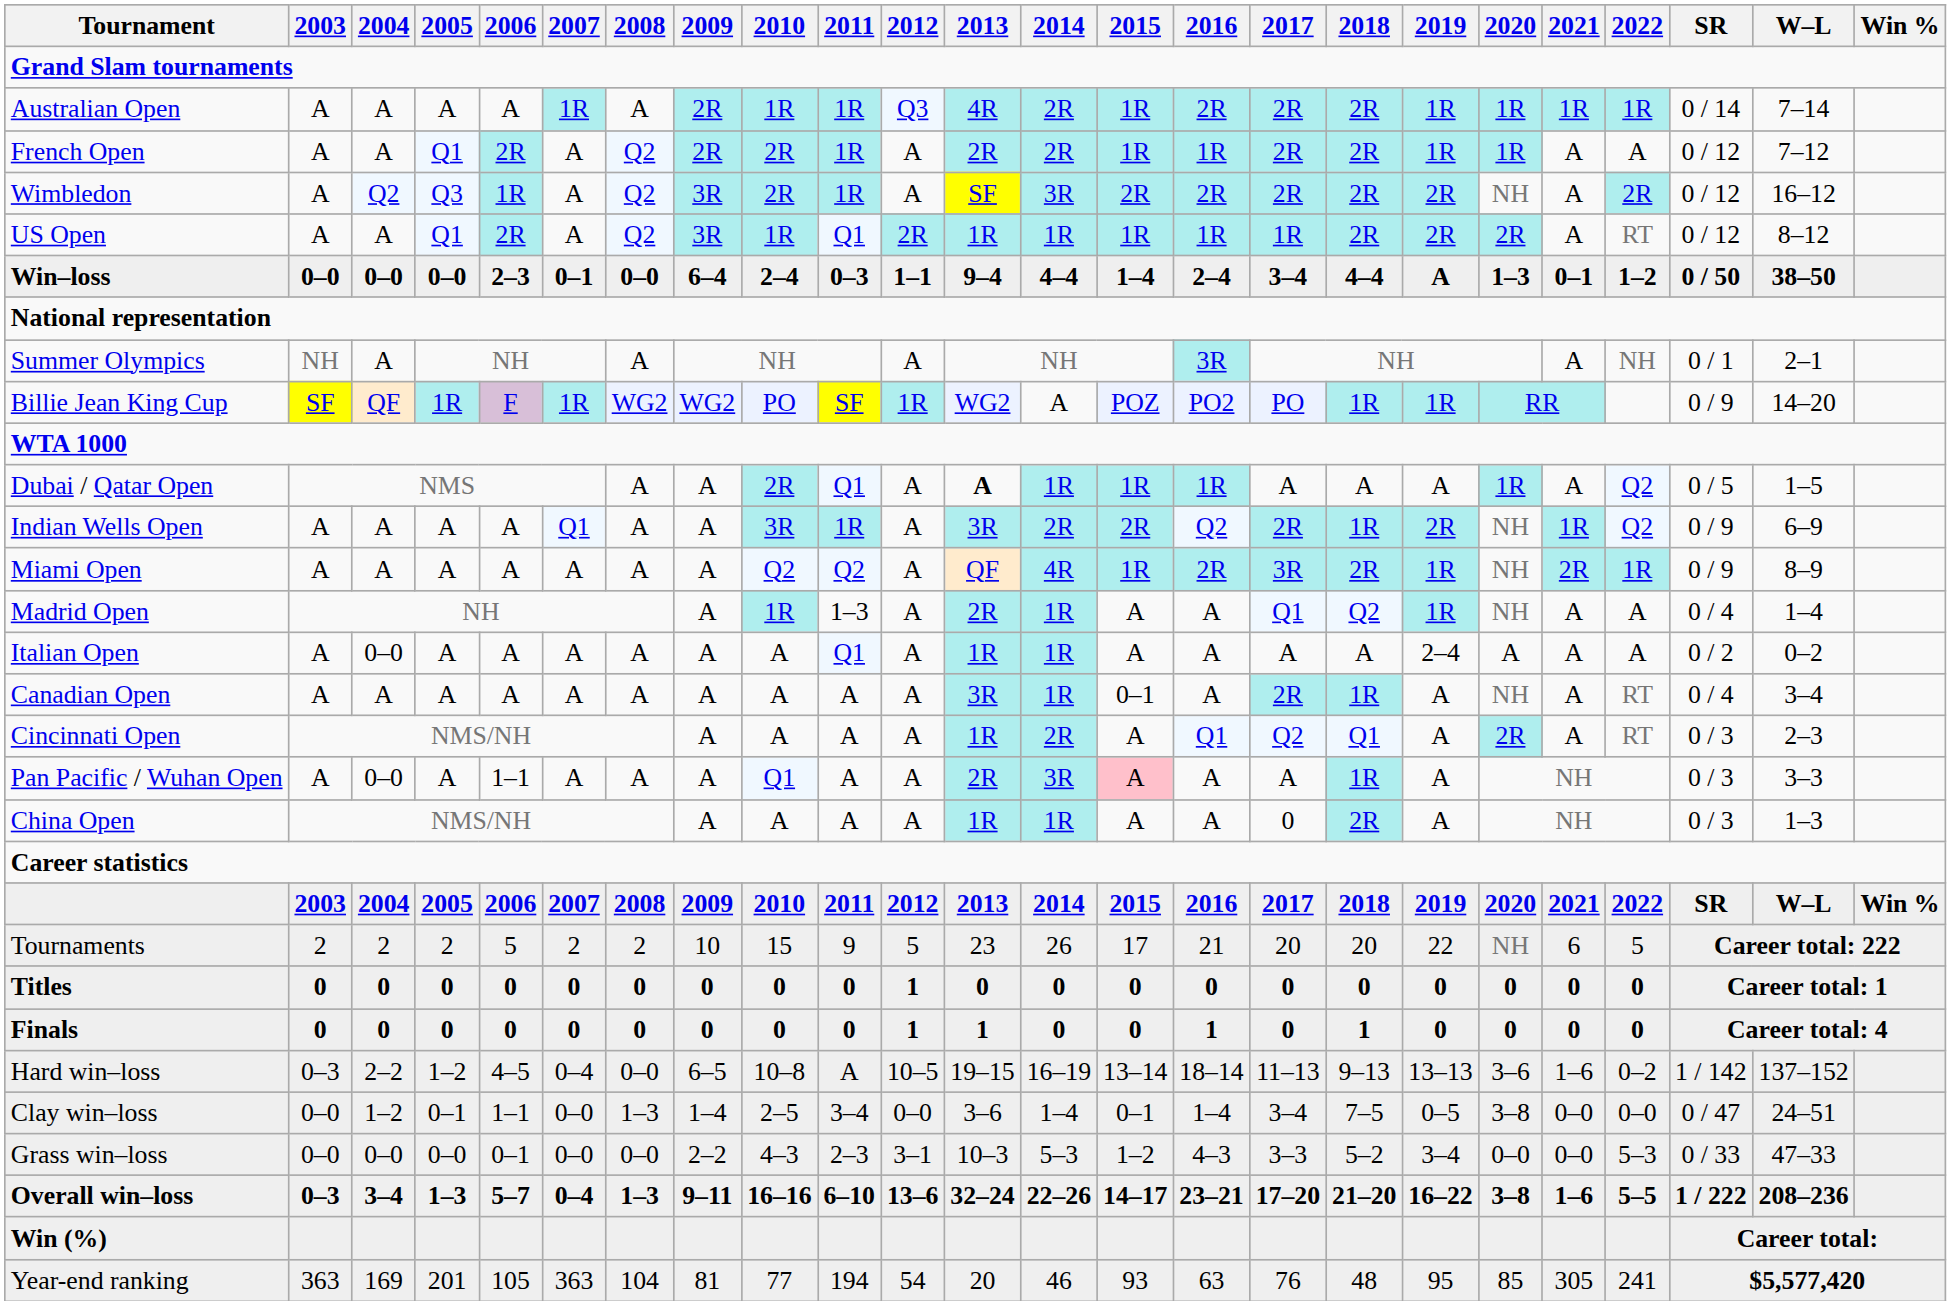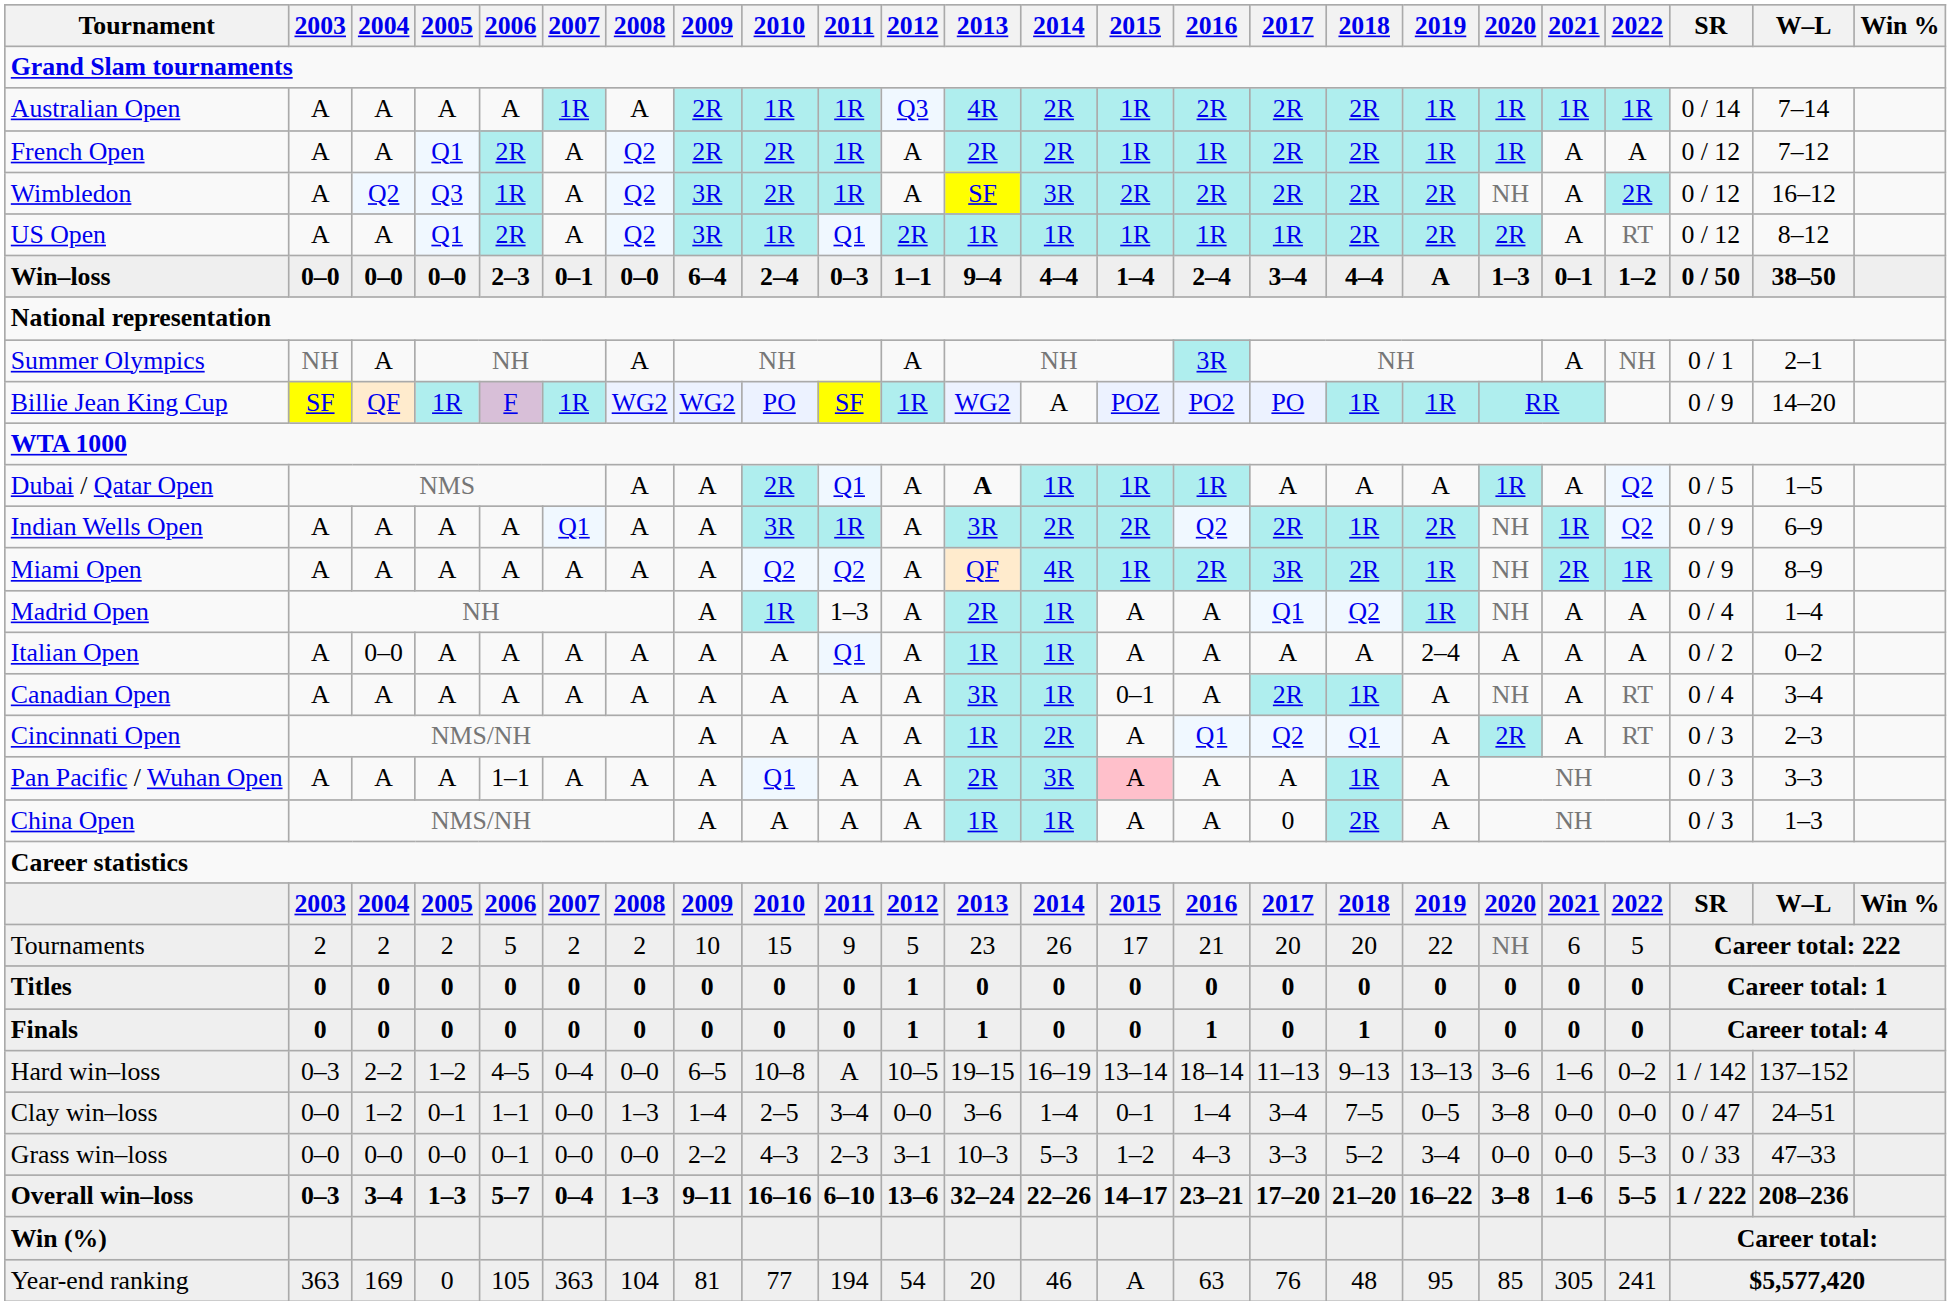(384, 777) 0–0 -> (384, 777) A
(447, 1279) 201 -> (447, 1279) 0
(1135, 1279) 93 -> (1135, 1279) A
